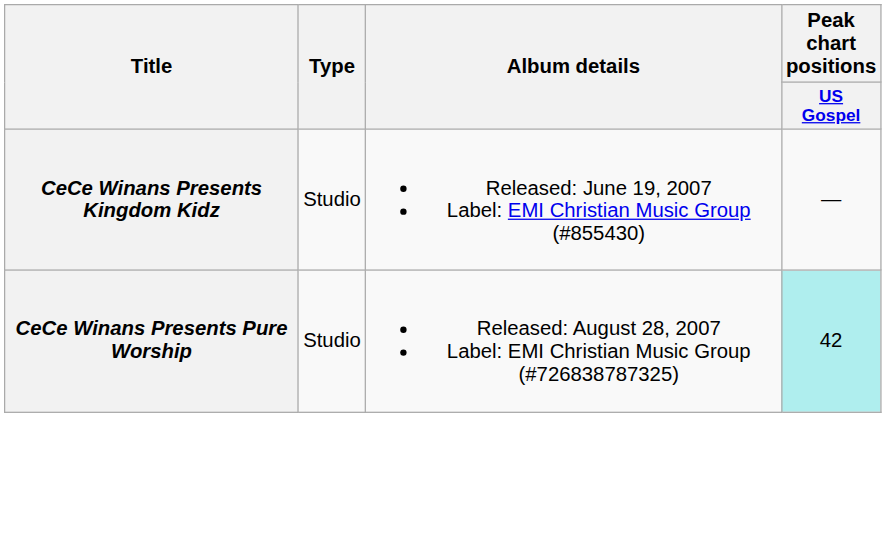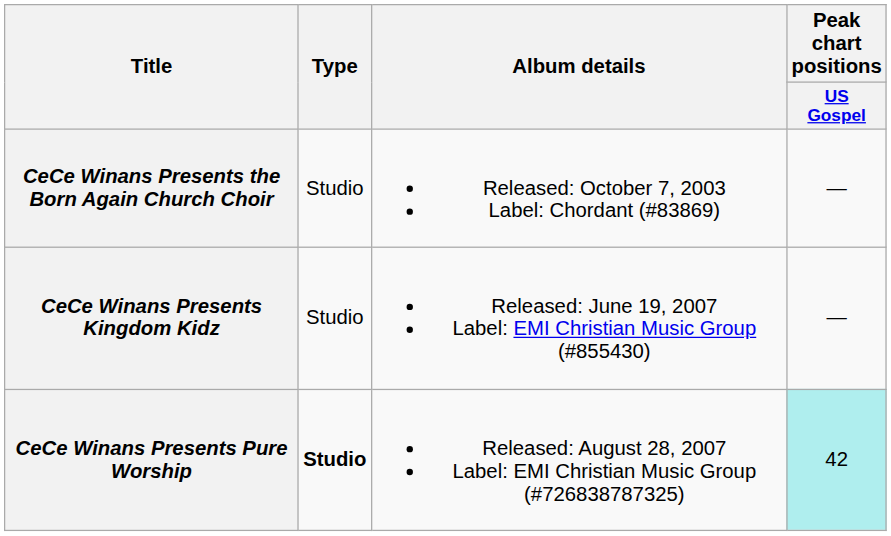+ row: (152, 188)
(332, 340) normal -> (335, 459) bold
